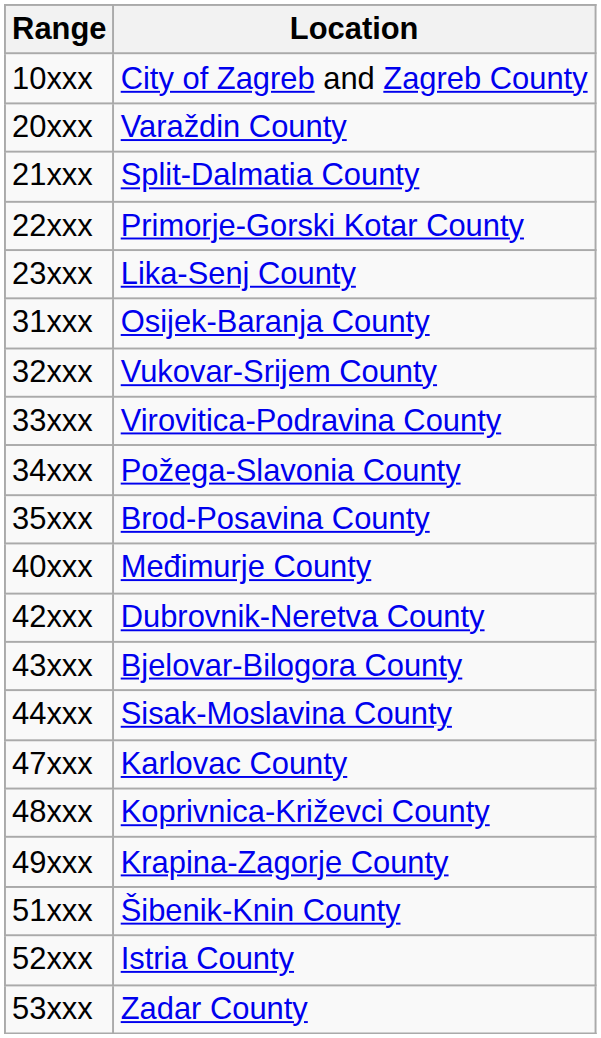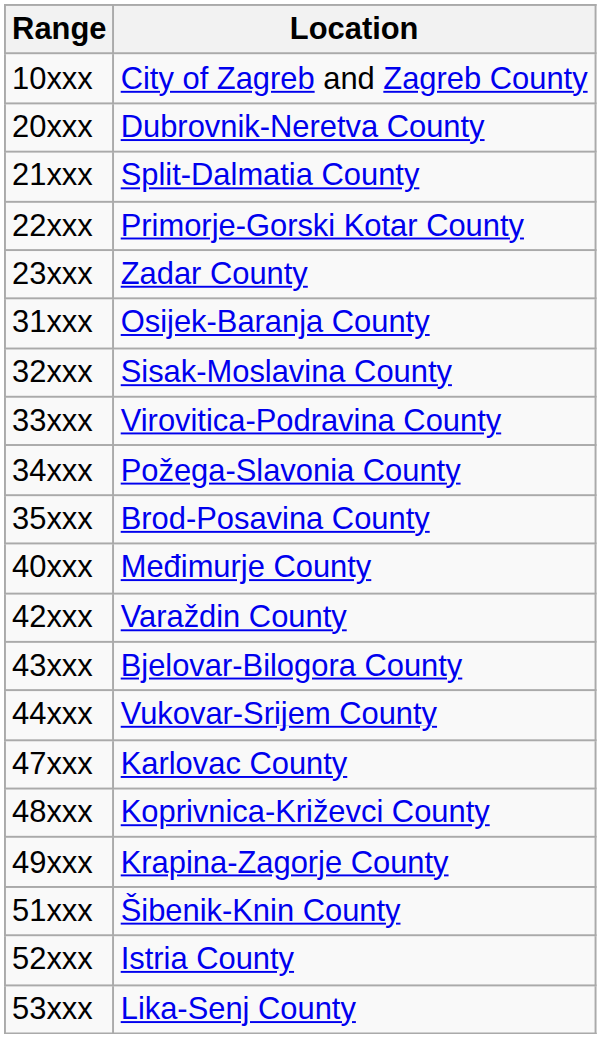(234, 126) Varaždin County -> (303, 126) Dubrovnik-Neretva County
(238, 273) Lika-Senj County -> (214, 273) Zadar County
(279, 371) Vukovar-Srijem County -> (286, 371) Sisak-Moslavina County
(303, 616) Dubrovnik-Neretva County -> (234, 616) Varaždin County
(286, 714) Sisak-Moslavina County -> (279, 714) Vukovar-Srijem County
(214, 1008) Zadar County -> (238, 1008) Lika-Senj County
